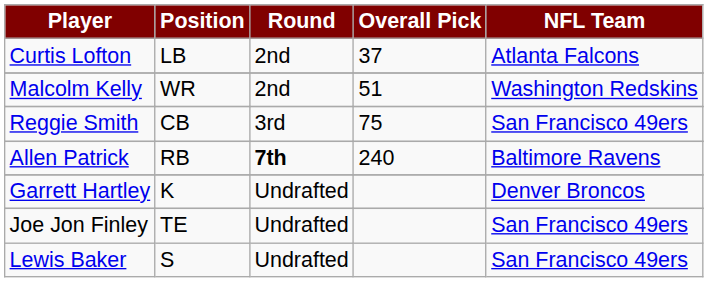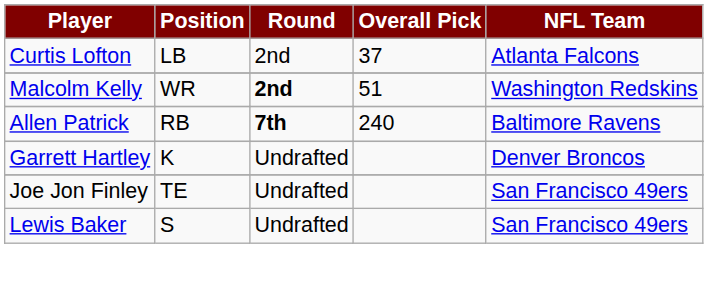(272, 89) normal -> (274, 89) bold
- row: (74, 123)
